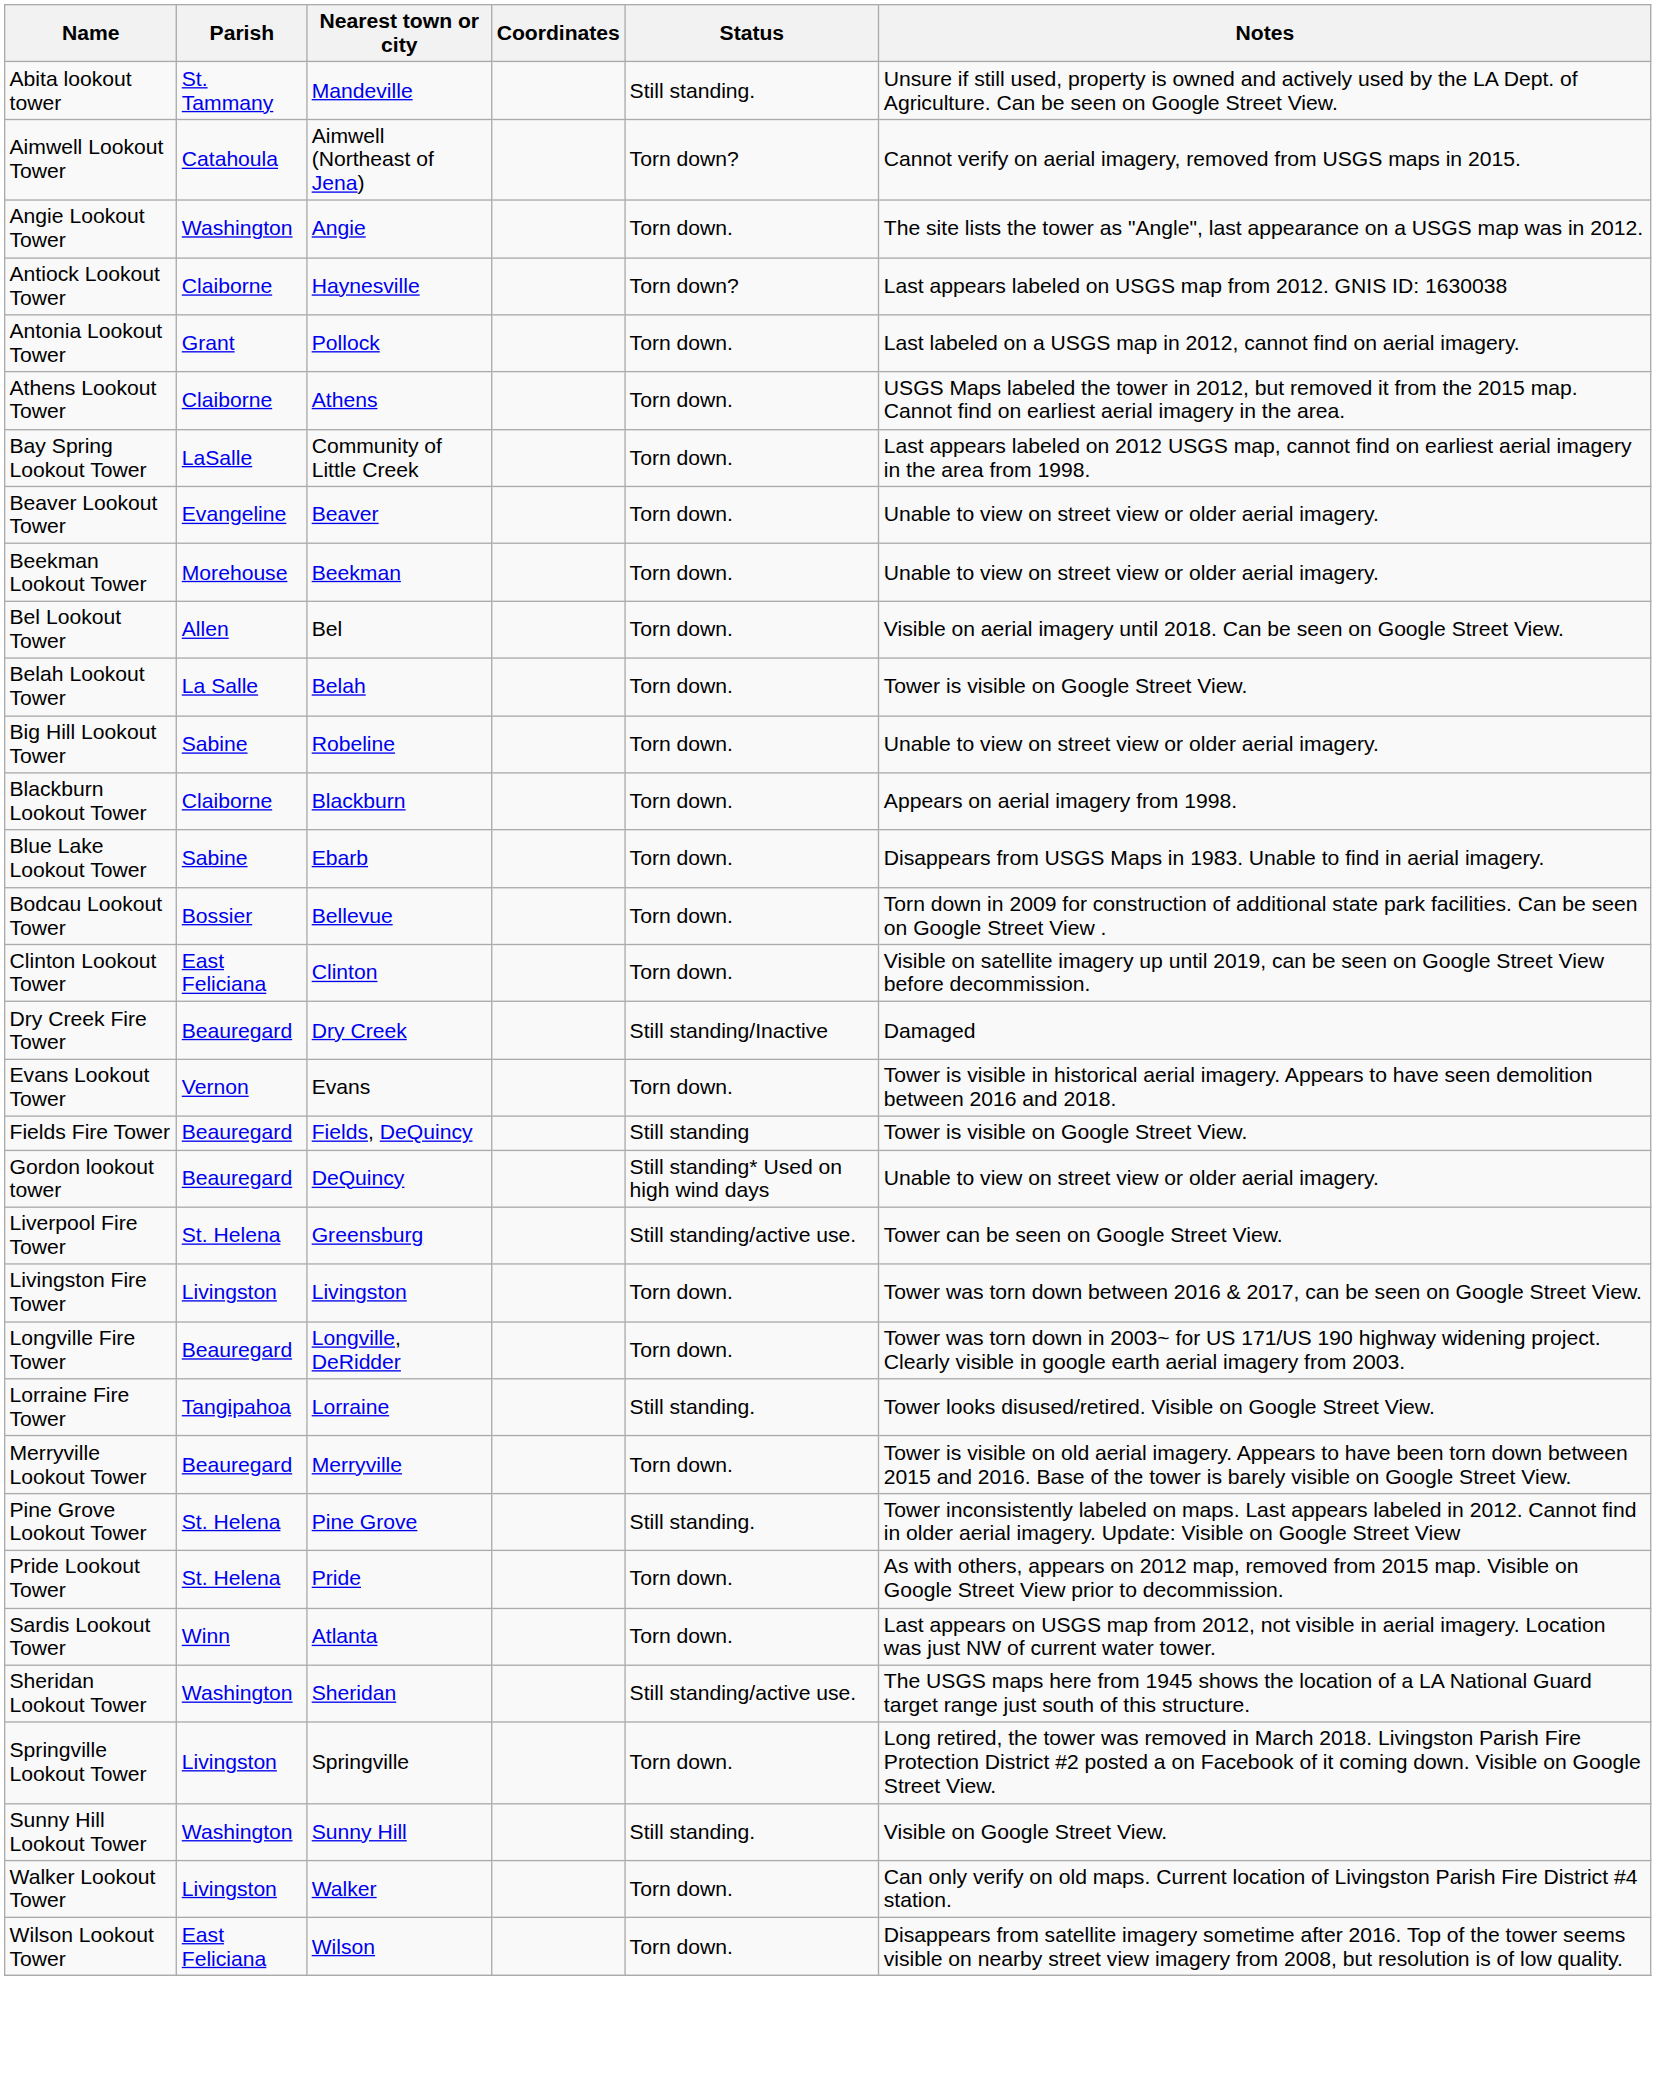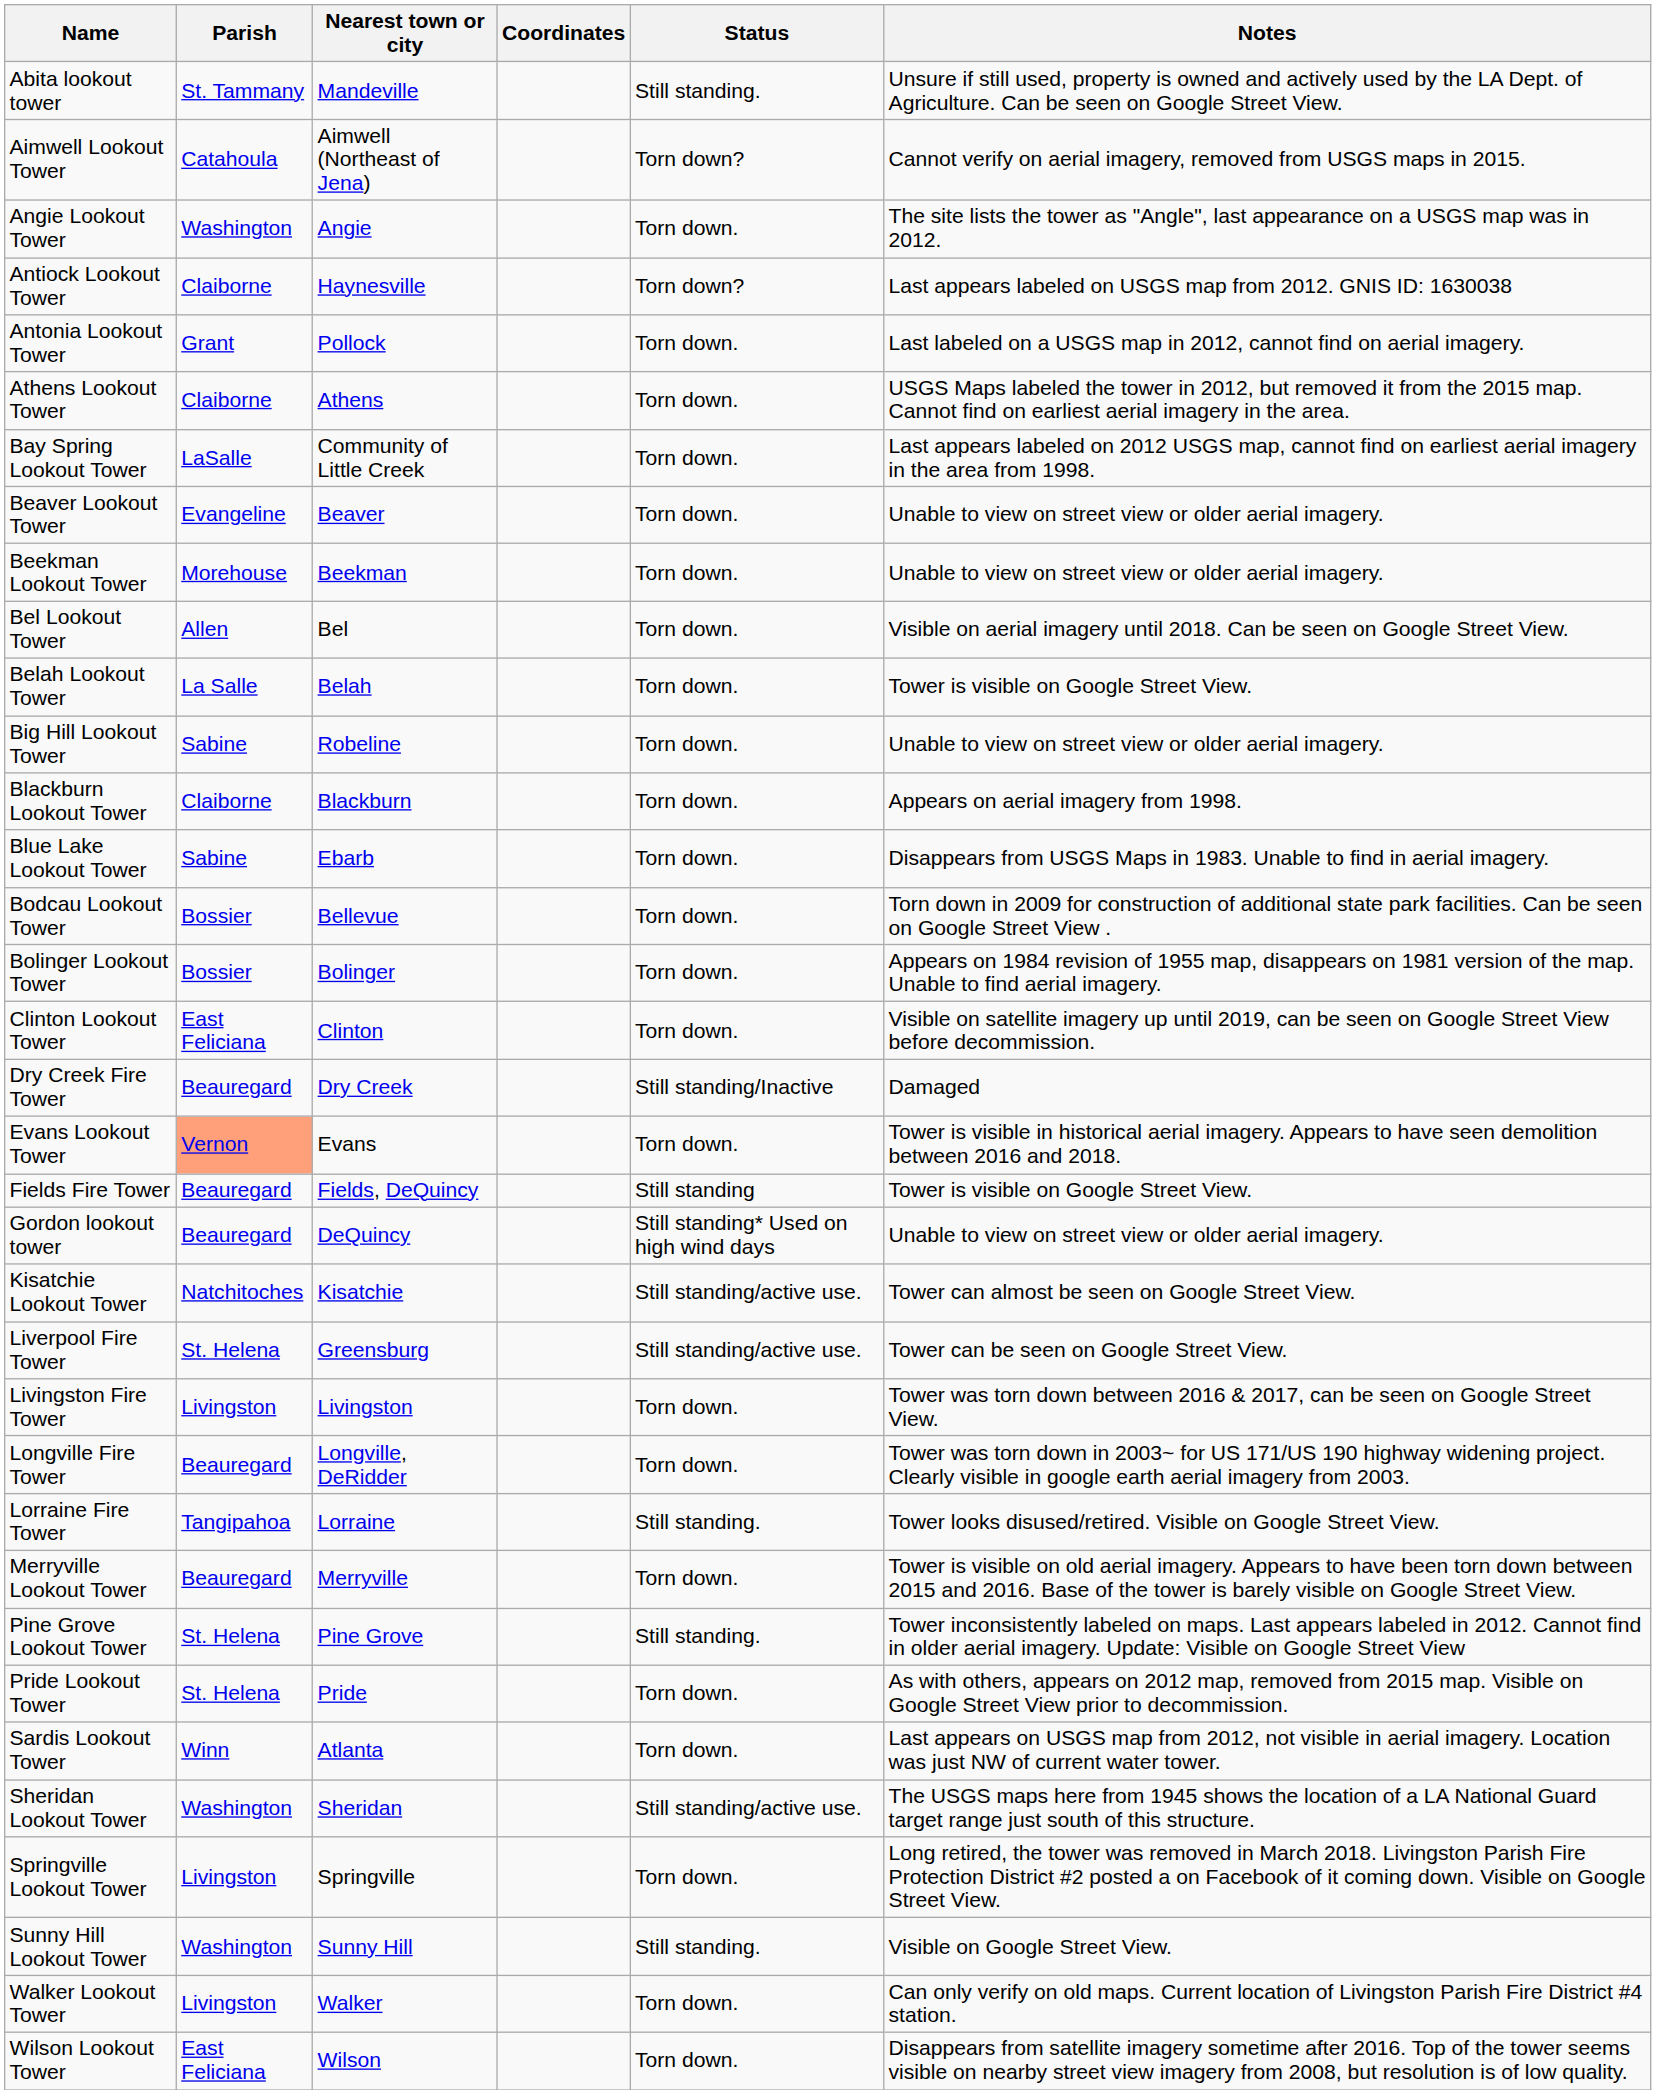+ row: (89, 972)
(215, 1087) no background -> (215, 1144) lightsalmon background
+ row: (78, 1292)
